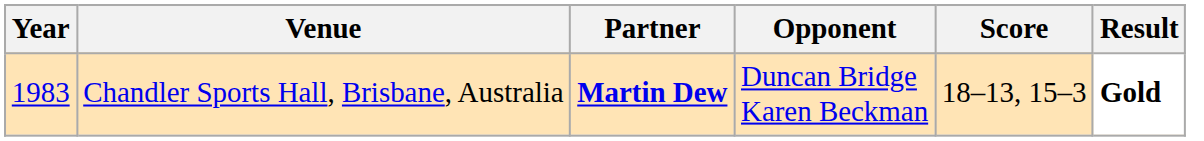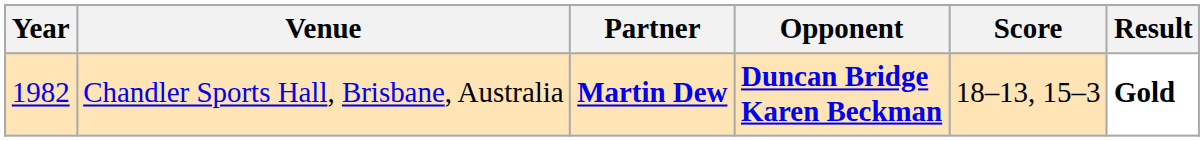(41, 93) 1983 -> (41, 93) 1982
(835, 93) normal -> (842, 93) bold
